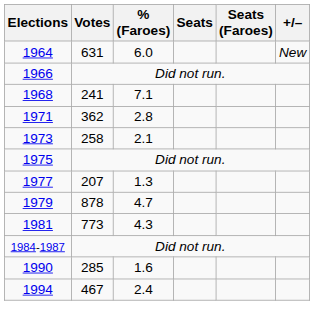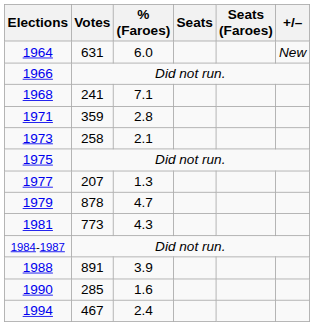(92, 116) 362 -> (92, 116) 359
+ row: (38, 267)
